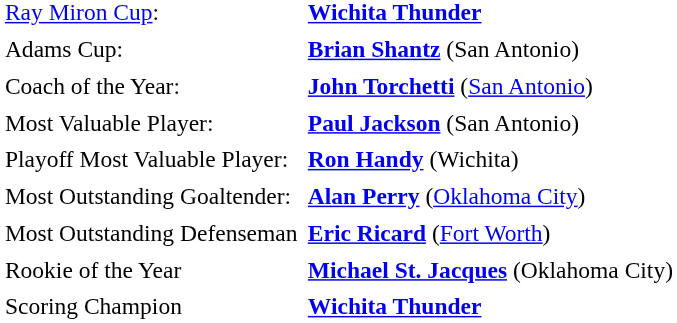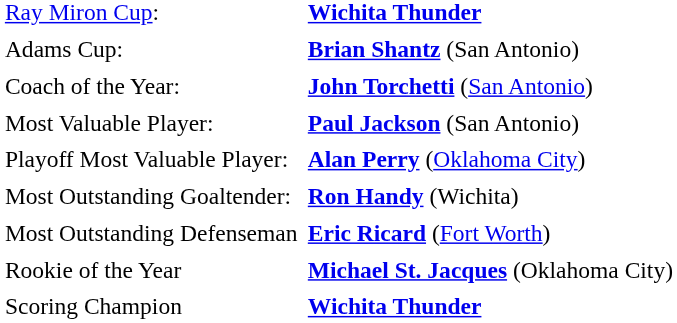(413, 159) Ron Handy (Wichita) -> (447, 159) Alan Perry (Oklahoma City)
(447, 196) Alan Perry (Oklahoma City) -> (413, 196) Ron Handy (Wichita)
